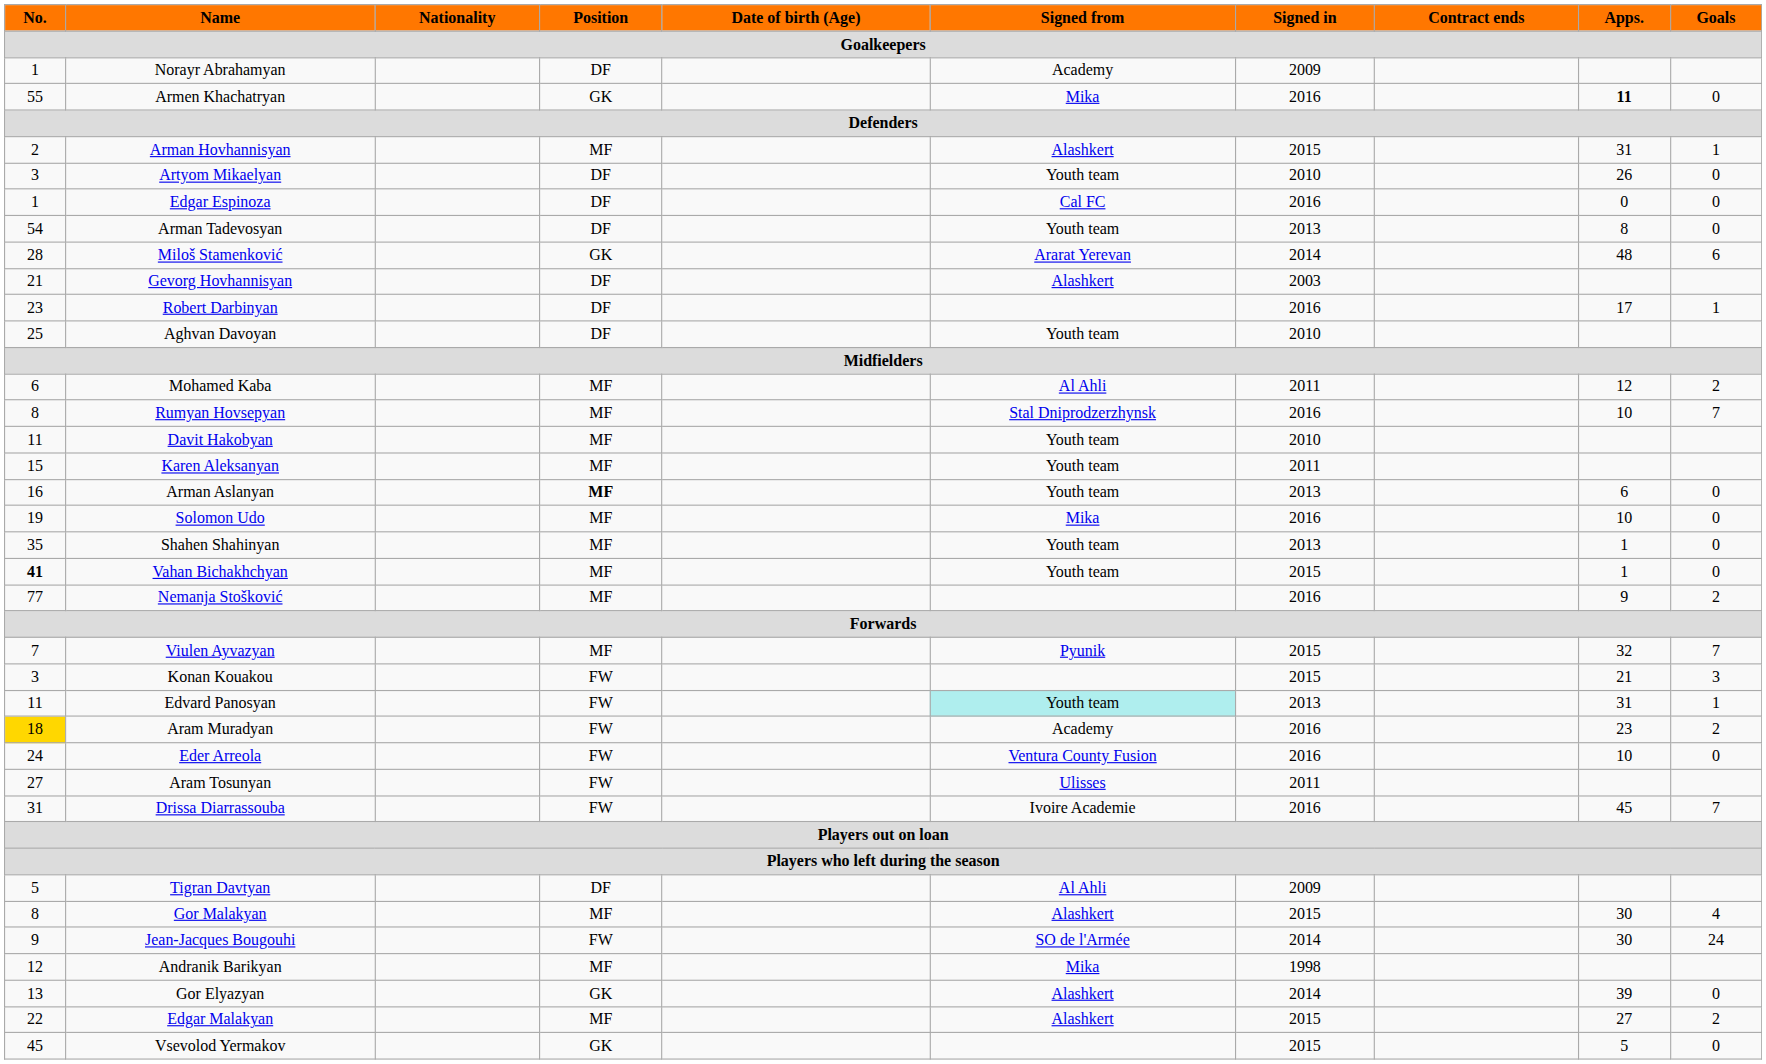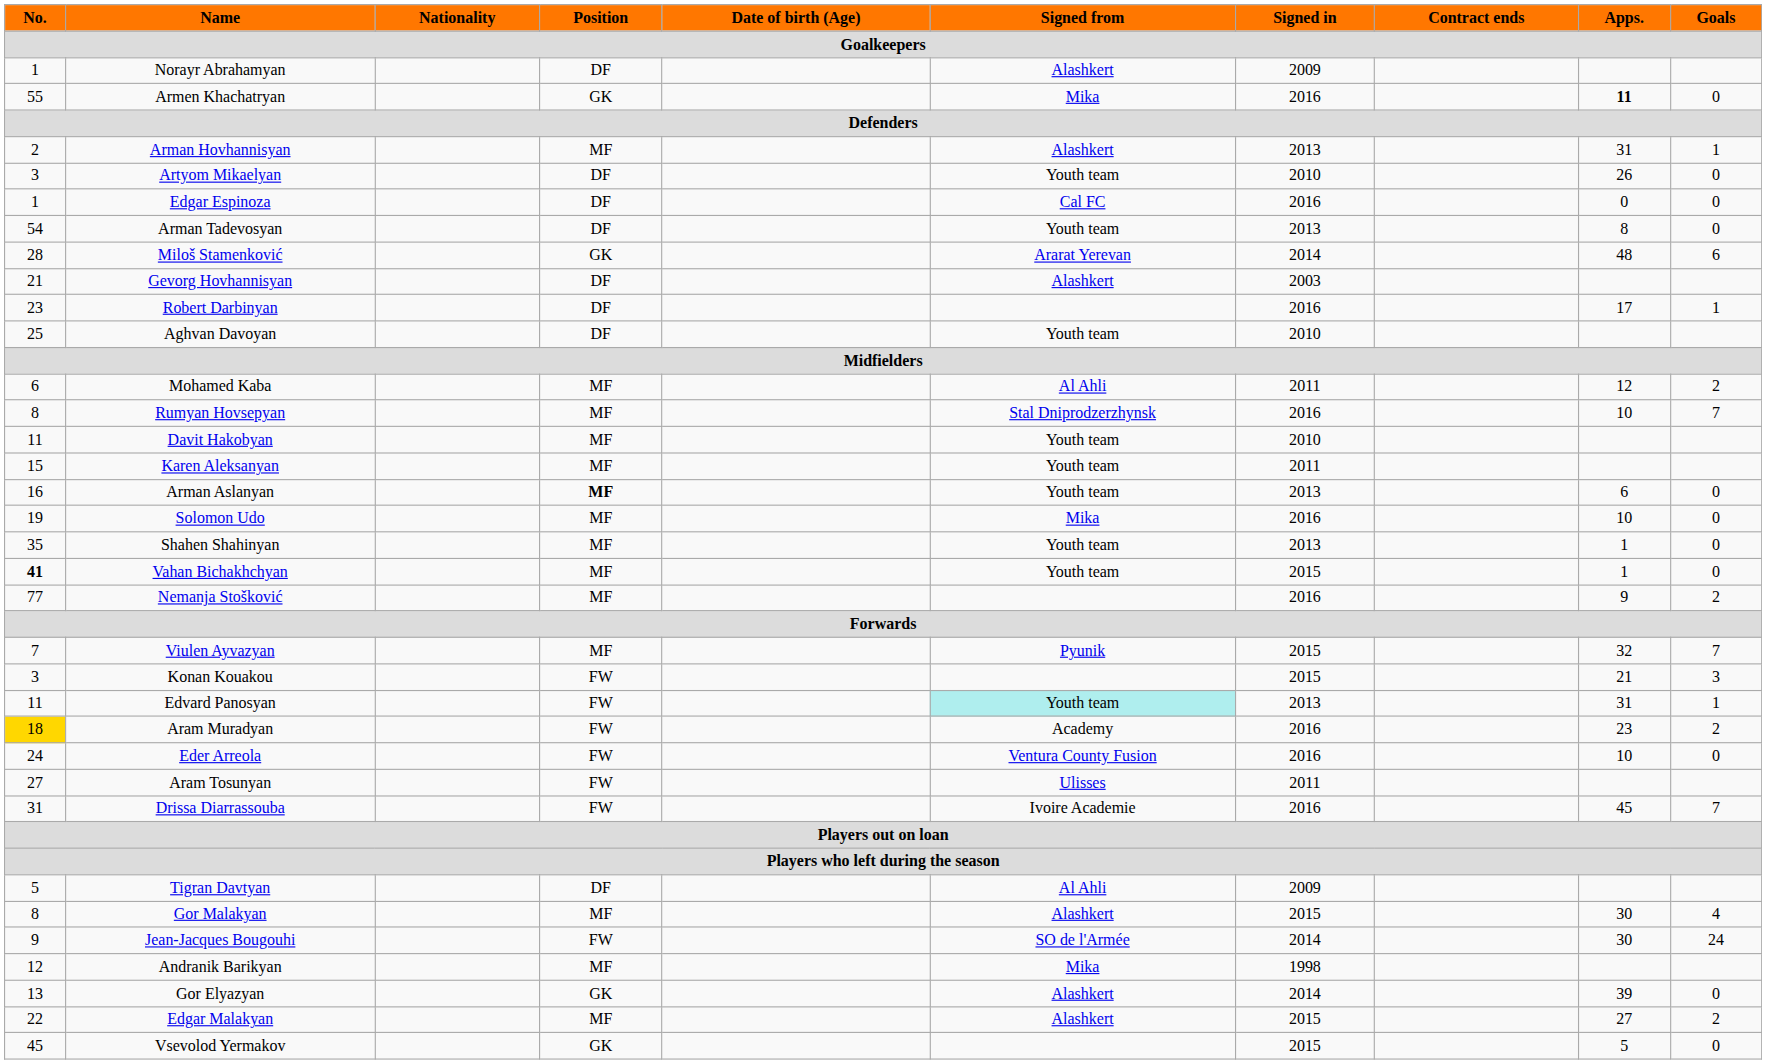(1083, 70) Academy -> (1083, 70) Alashkert
(1305, 149) 2015 -> (1305, 149) 2013
